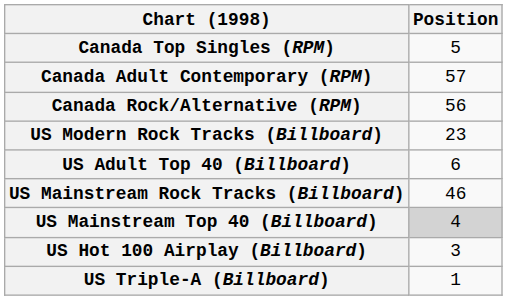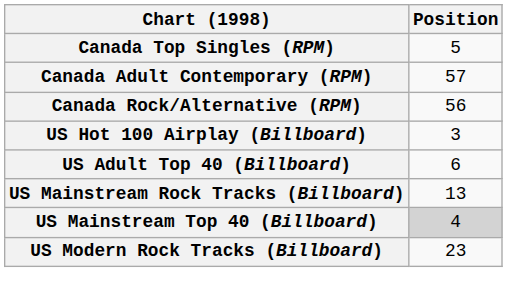rows swapped: (207, 251) <-> (207, 135)
(456, 193) 46 -> (456, 193) 13
- row: (207, 280)
